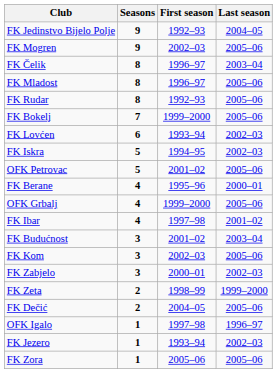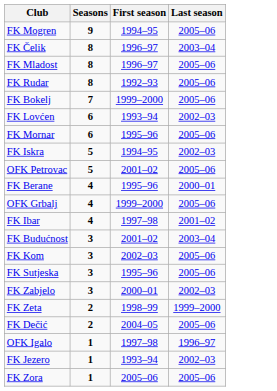- row: (61, 30)
(187, 48) 2002–03 -> (139, 30) 1994–95
+ row: (31, 134)
+ row: (33, 273)
